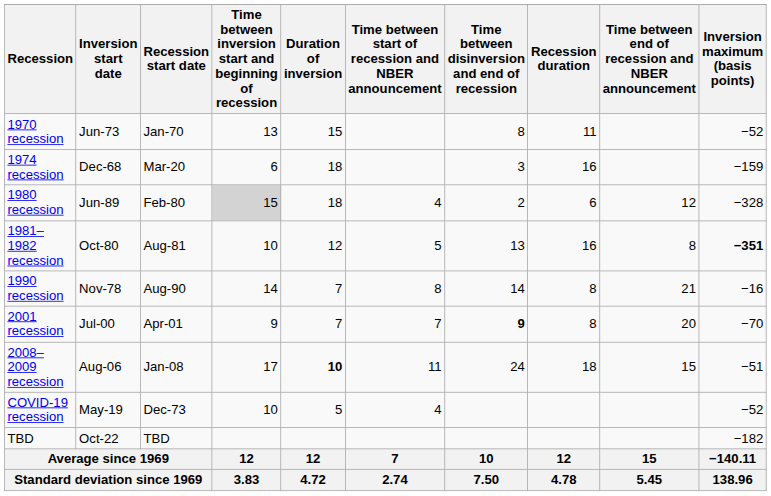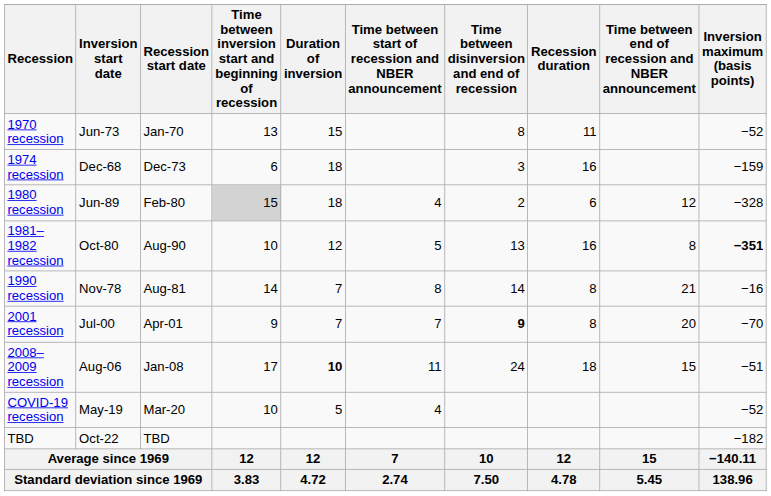(164, 167) Mar-20 -> (165, 167) Dec-73
(165, 245) Aug-81 -> (165, 245) Aug-90
(165, 288) Aug-90 -> (165, 288) Aug-81
(165, 410) Dec-73 -> (164, 410) Mar-20
